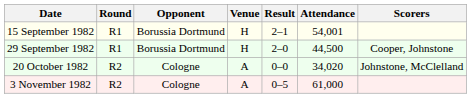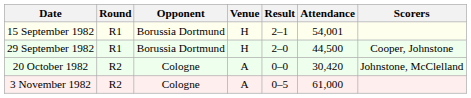(328, 66) 34,020 -> (328, 66) 30,420
